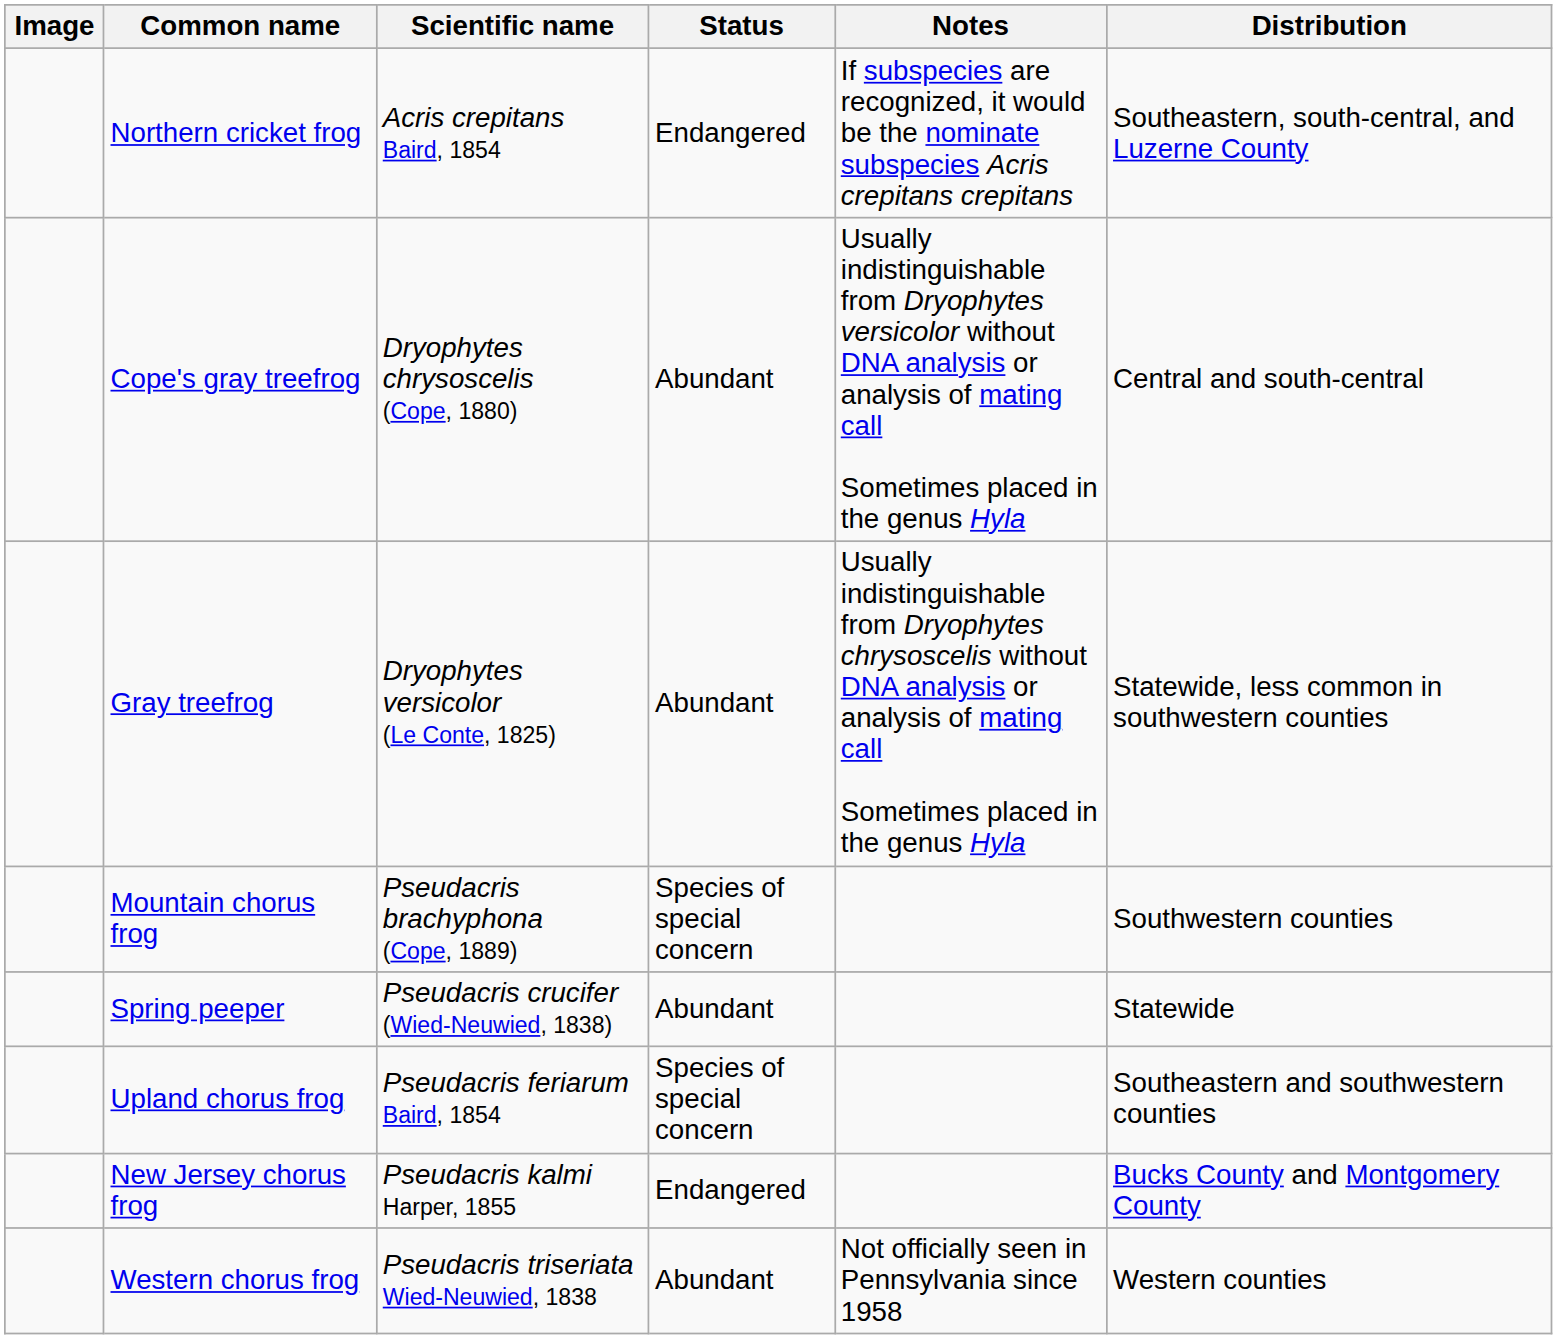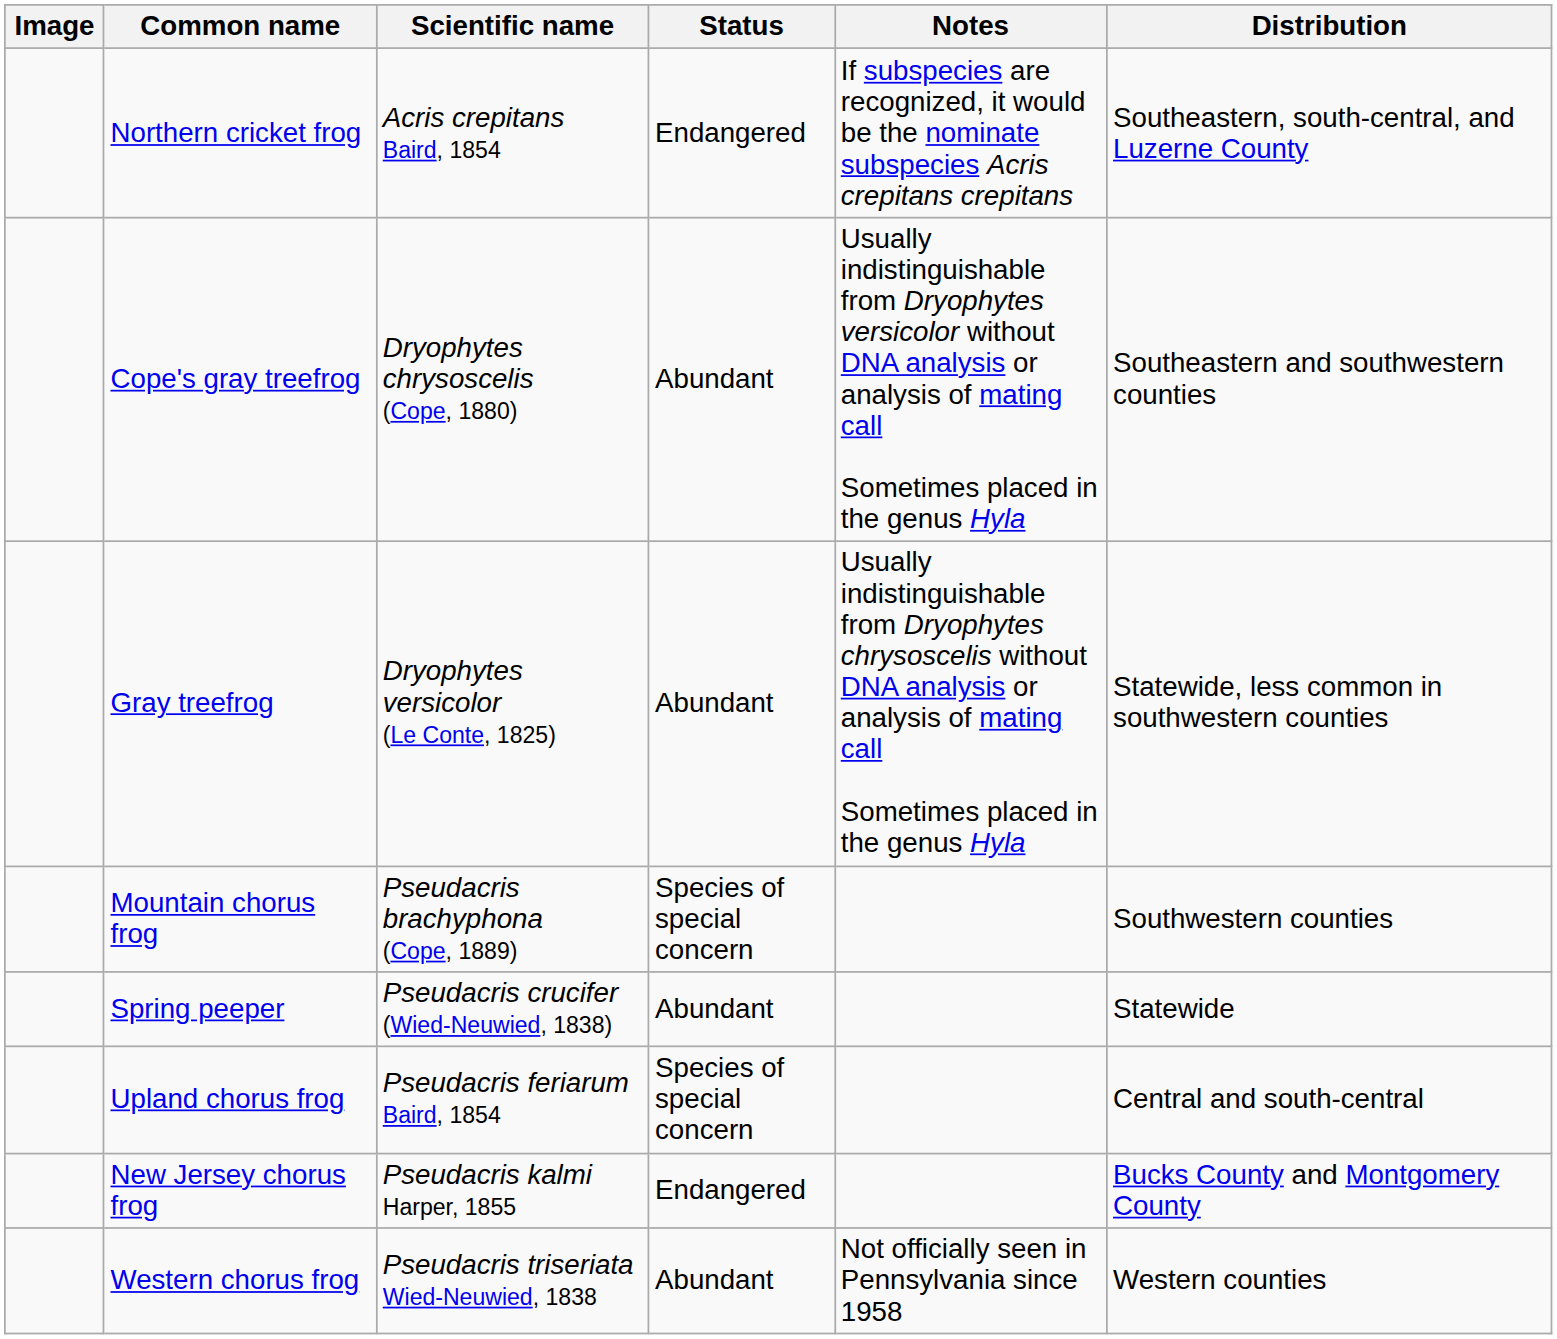(1268, 378) Central and south-central -> (1308, 378) Southeastern and southwestern counties
(1308, 1099) Southeastern and southwestern counties -> (1268, 1099) Central and south-central
